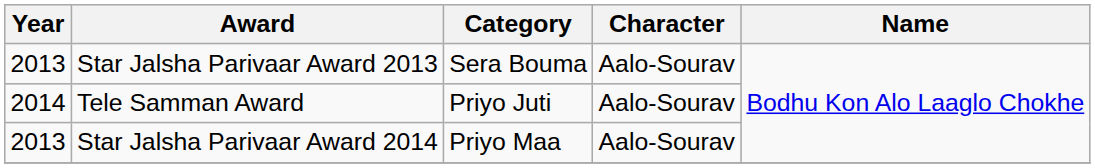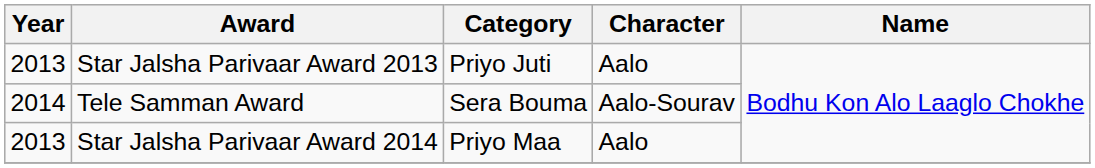(518, 63) Sera Bouma -> (500, 63) Priyo Juti
(667, 63) Aalo-Sourav -> (623, 63) Aalo
(500, 102) Priyo Juti -> (518, 102) Sera Bouma
(667, 142) Aalo-Sourav -> (623, 142) Aalo
